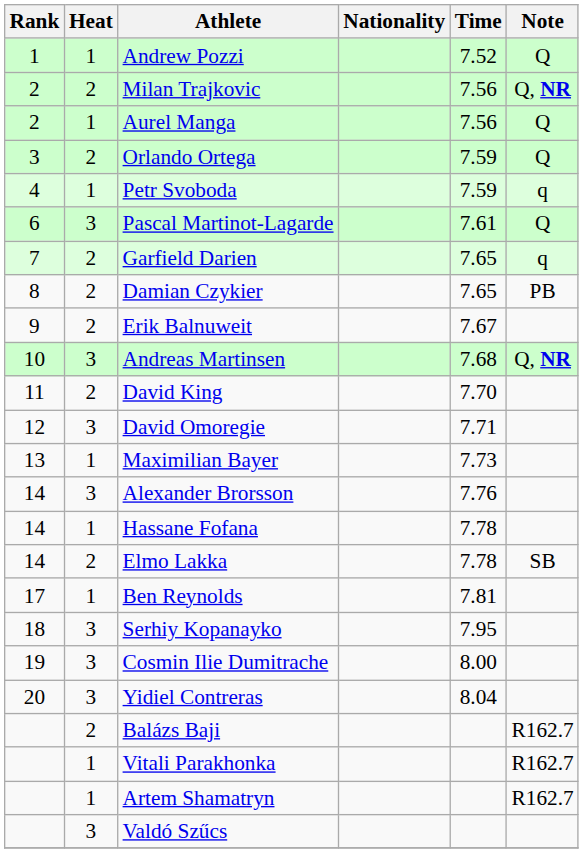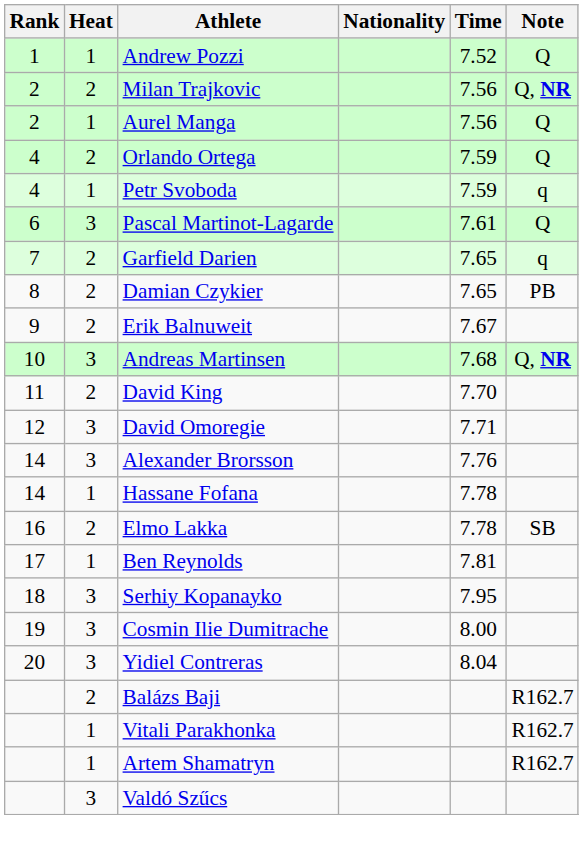(34, 156) 3 -> (34, 156) 4
- row: (200, 460)
(34, 561) 14 -> (34, 527) 16
